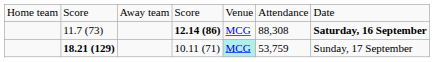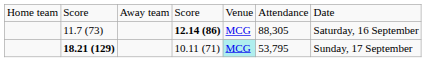(273, 30) 88,308 -> (273, 30) 88,305
(370, 30) bold -> (366, 30) normal
(273, 48) 53,759 -> (273, 48) 53,795
